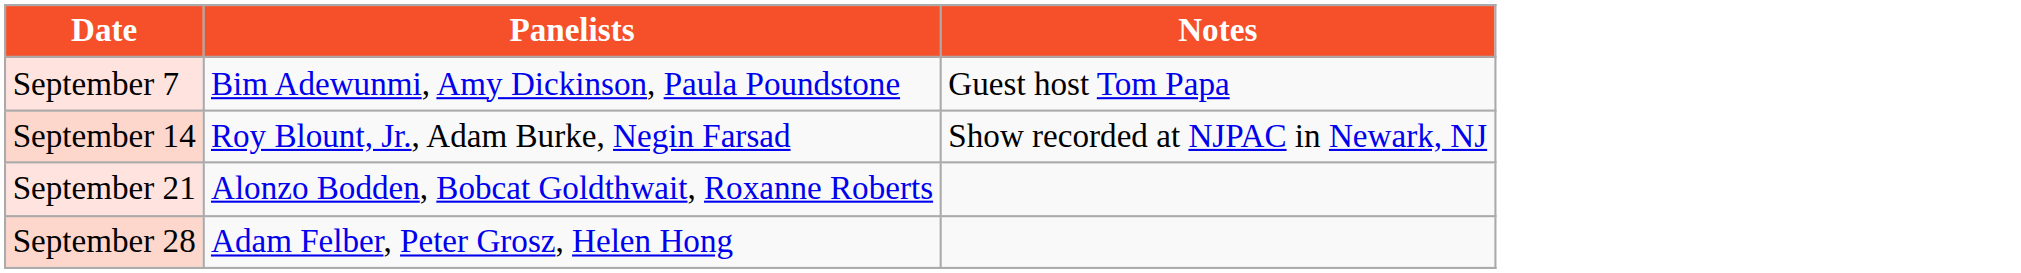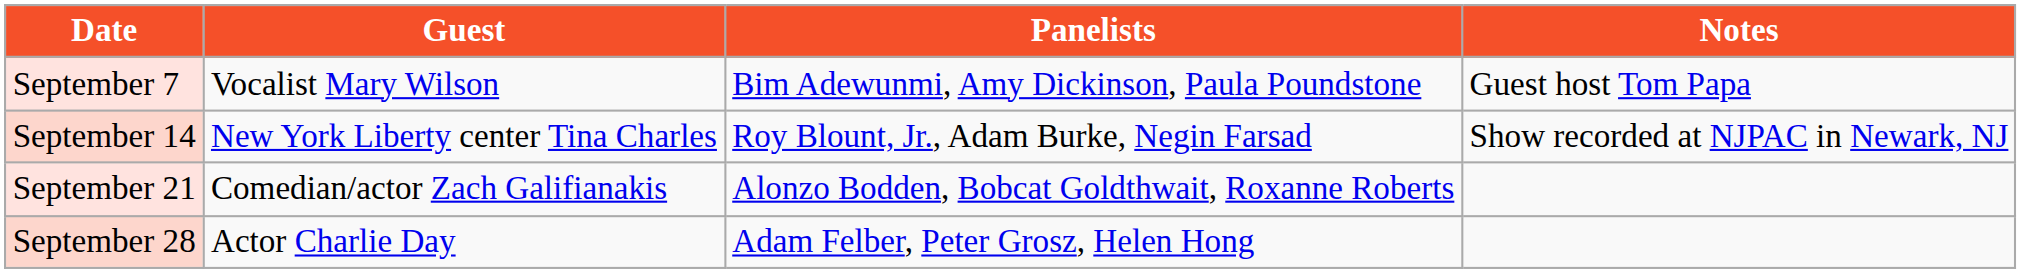+ column: (464, 30)
